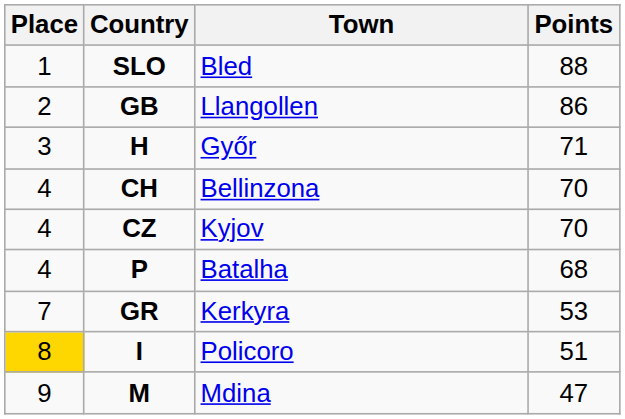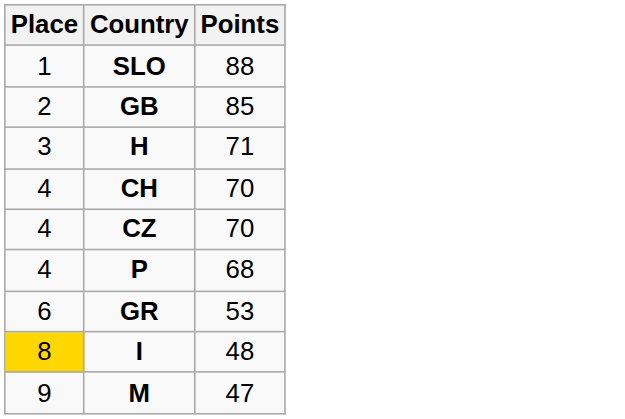- column: (362, 24)
(574, 106) 86 -> (240, 106) 85
(44, 310) 7 -> (44, 310) 6
(574, 351) 51 -> (240, 351) 48
